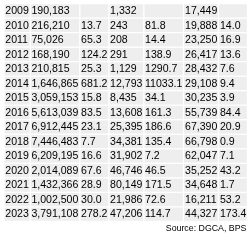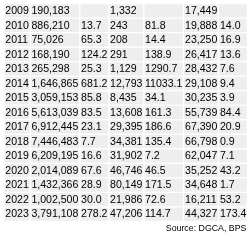(50, 25) 216,210 -> (50, 25) 886,210
(50, 69) 210,815 -> (50, 69) 265,298
(91, 98) 15.8 -> (91, 98) 85.8
(126, 127) 25,395 -> (126, 127) 29,395
